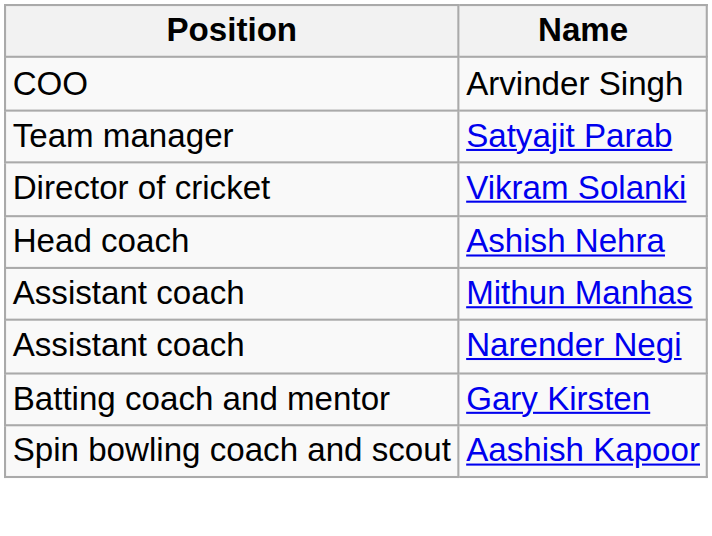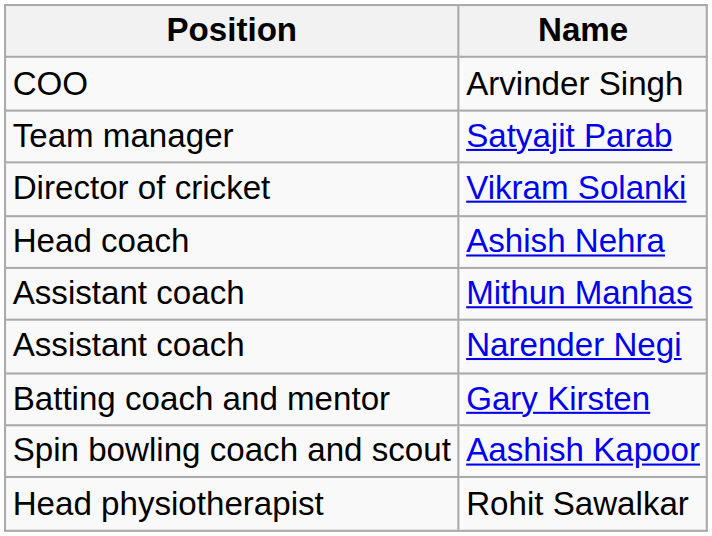+ row: (578, 503)
